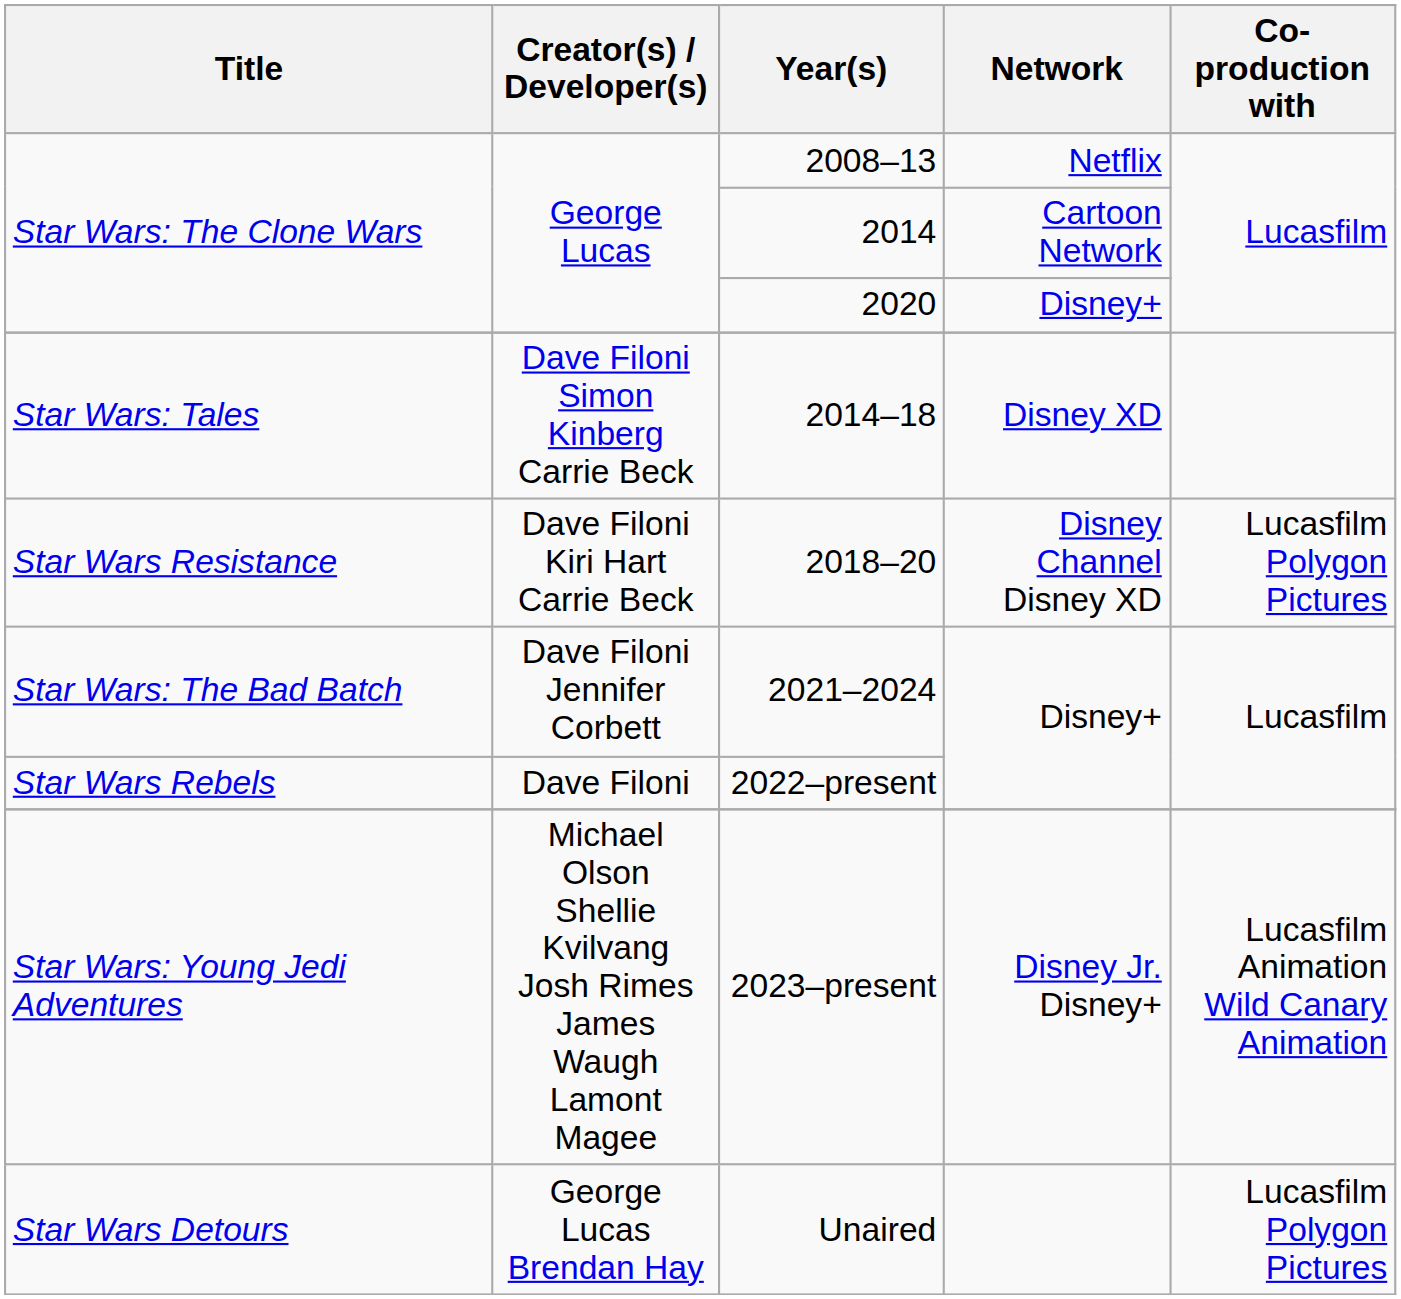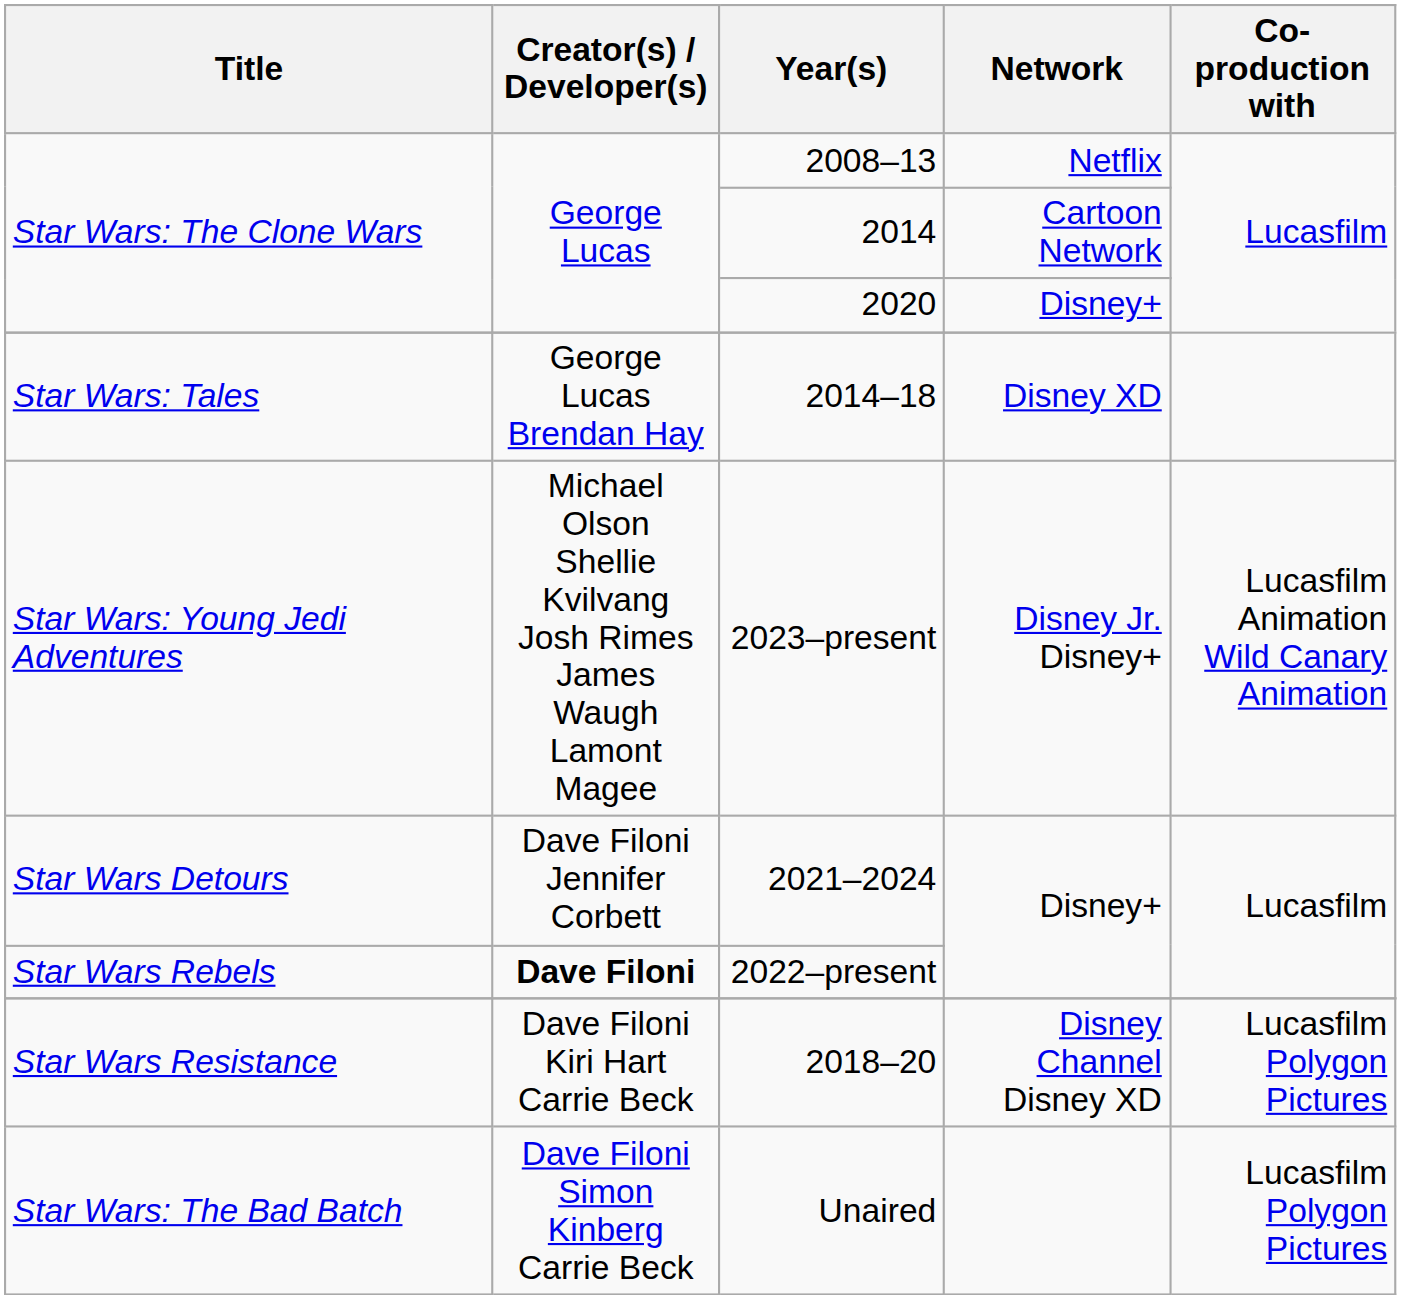(606, 414) Dave Filoni Simon Kinberg Carrie Beck -> (606, 395) George Lucas Brendan Hay
rows swapped: (871, 562) <-> (834, 986)
(208, 691) Star Wars: The Bad Batch -> (151, 880) Star Wars Detours
(606, 782) normal -> (606, 971) bold
(151, 1228) Star Wars Detours -> (208, 1210) Star Wars: The Bad Batch
(606, 1228) George Lucas Brendan Hay -> (606, 1210) Dave Filoni Simon Kinberg Carrie Beck
